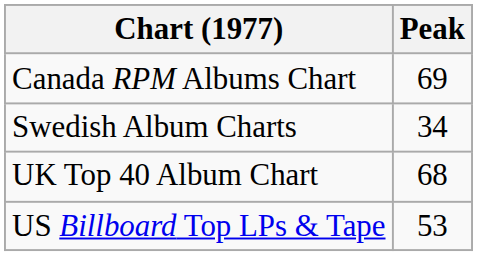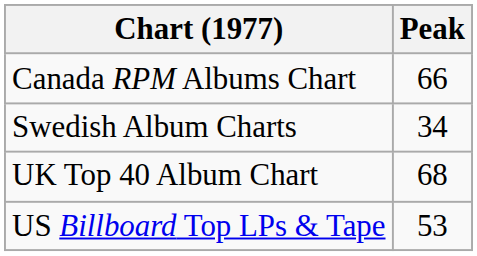(432, 77) 69 -> (432, 77) 66
